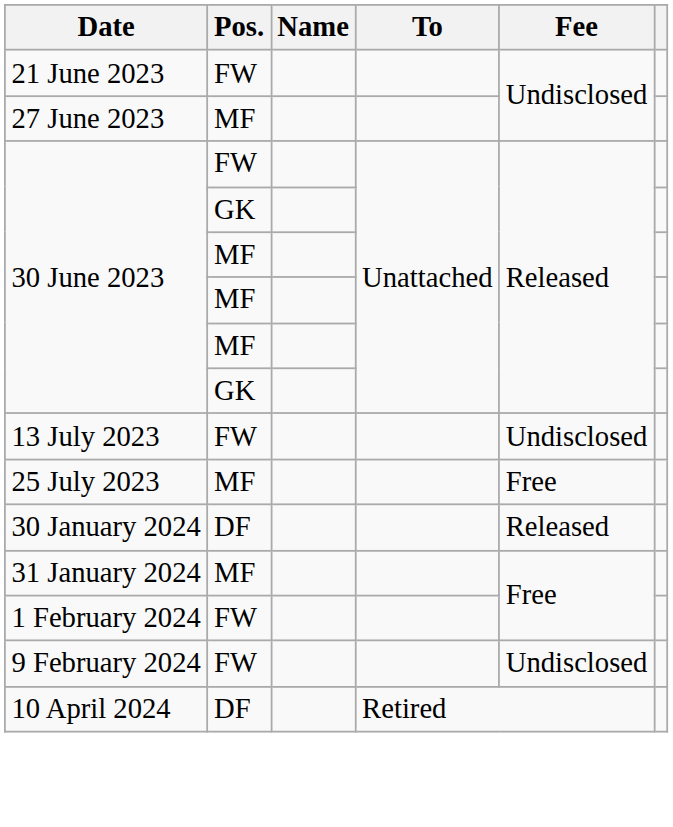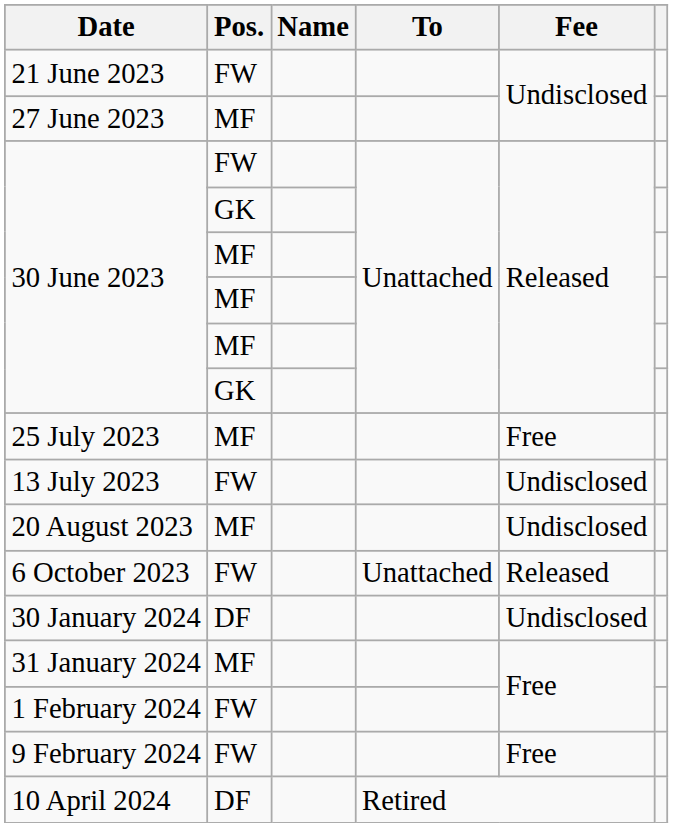rows swapped: (85, 436) <-> (85, 481)
+ row: (102, 526)
+ row: (101, 572)
(557, 526) Released -> (577, 617) Undisclosed
(577, 663) Undisclosed -> (531, 753) Free
